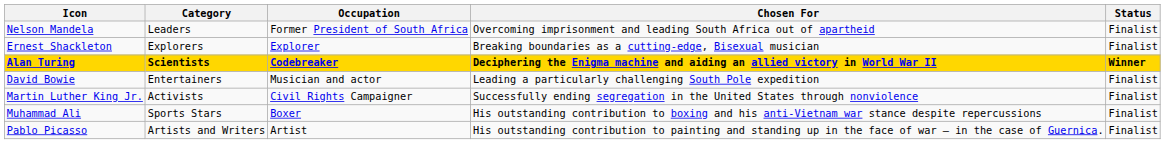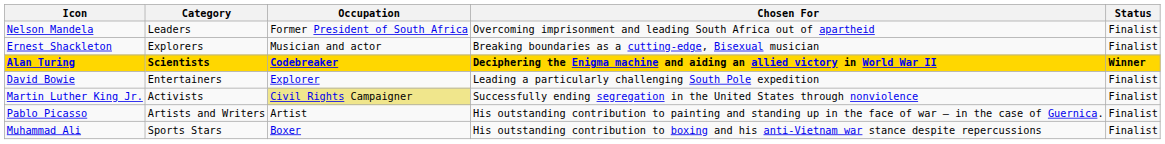(295, 46) Explorer -> (326, 46) Musician and actor
(326, 80) Musician and actor -> (295, 80) Explorer
(341, 96) no background -> (341, 96) khaki background
rows swapped: (44, 113) <-> (47, 130)
